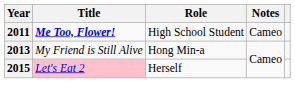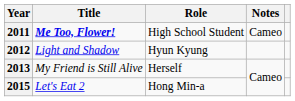+ row: (19, 50)
(176, 50) Hong Min-a -> (165, 68) Herself
(60, 68) pink background -> (60, 86) no background
(165, 68) Herself -> (176, 86) Hong Min-a
